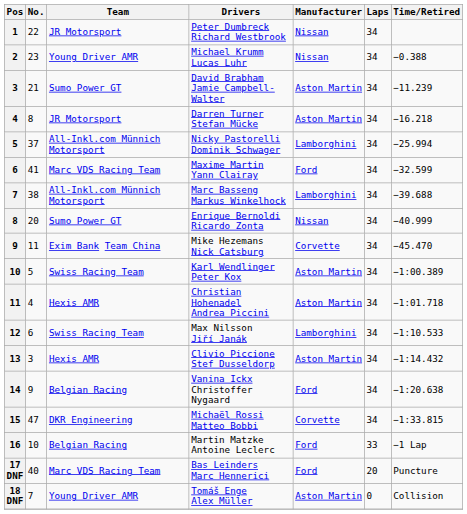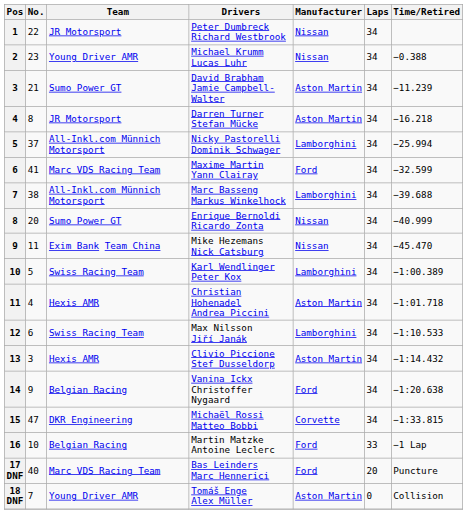(317, 247) Corvette -> (312, 247) Nissan
(329, 272) Aston Martin -> (326, 272) Lamborghini
